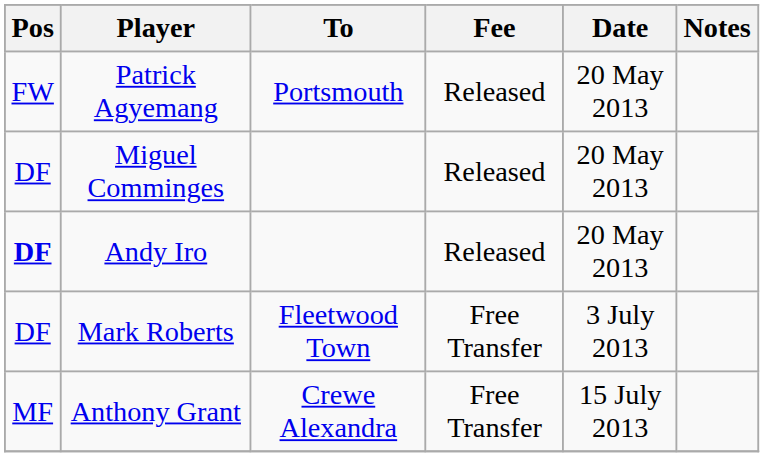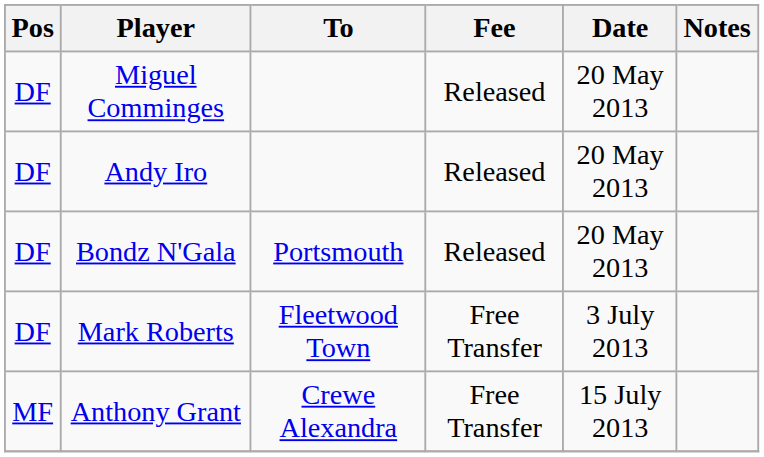- row: (156, 91)
(33, 251) bold -> (33, 171) normal
+ row: (156, 251)
